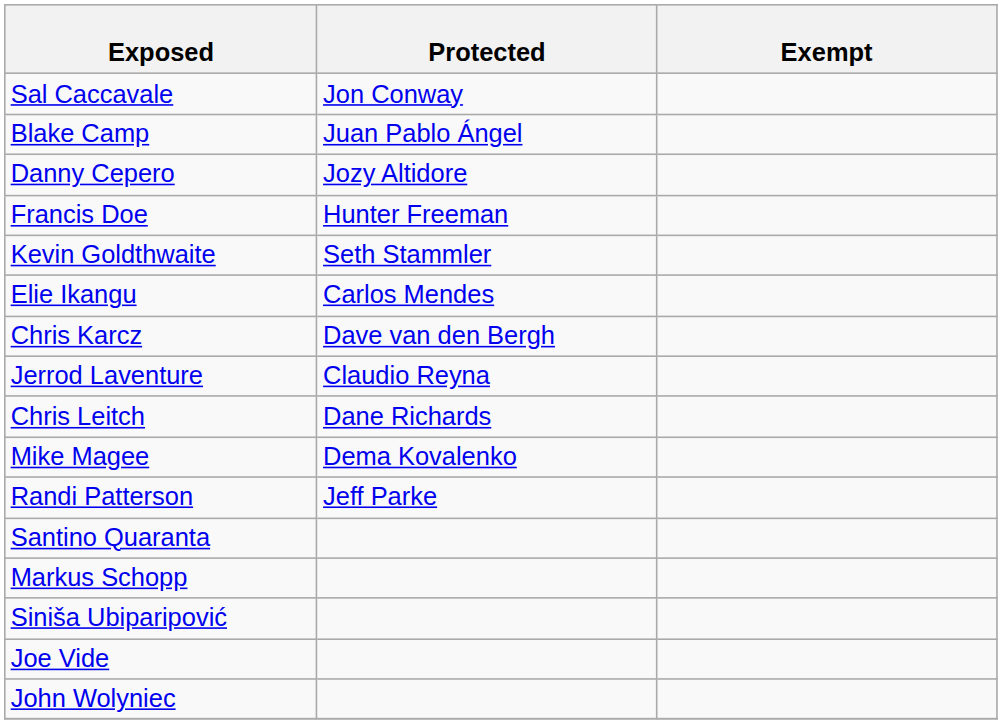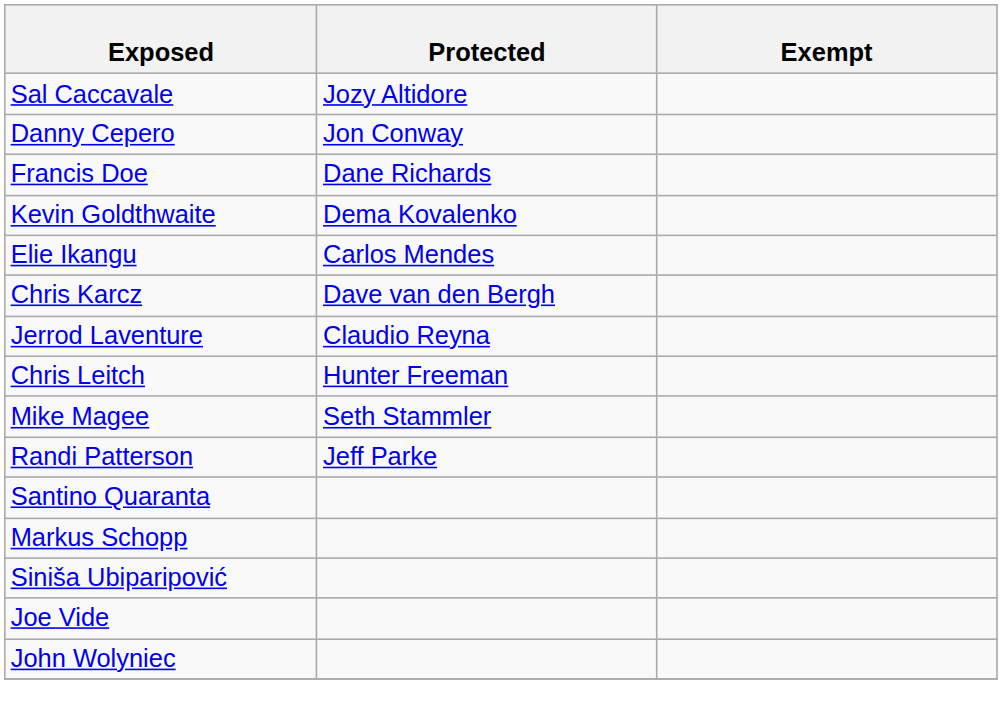(393, 93) Jon Conway -> (395, 93) Jozy Altidore
- row: (80, 133)
(395, 174) Jozy Altidore -> (393, 133) Jon Conway
(416, 214) Hunter Freeman -> (407, 174) Dane Richards
(407, 255) Seth Stammler -> (420, 214) Dema Kovalenko
(407, 416) Dane Richards -> (416, 376) Hunter Freeman
(420, 456) Dema Kovalenko -> (407, 416) Seth Stammler
